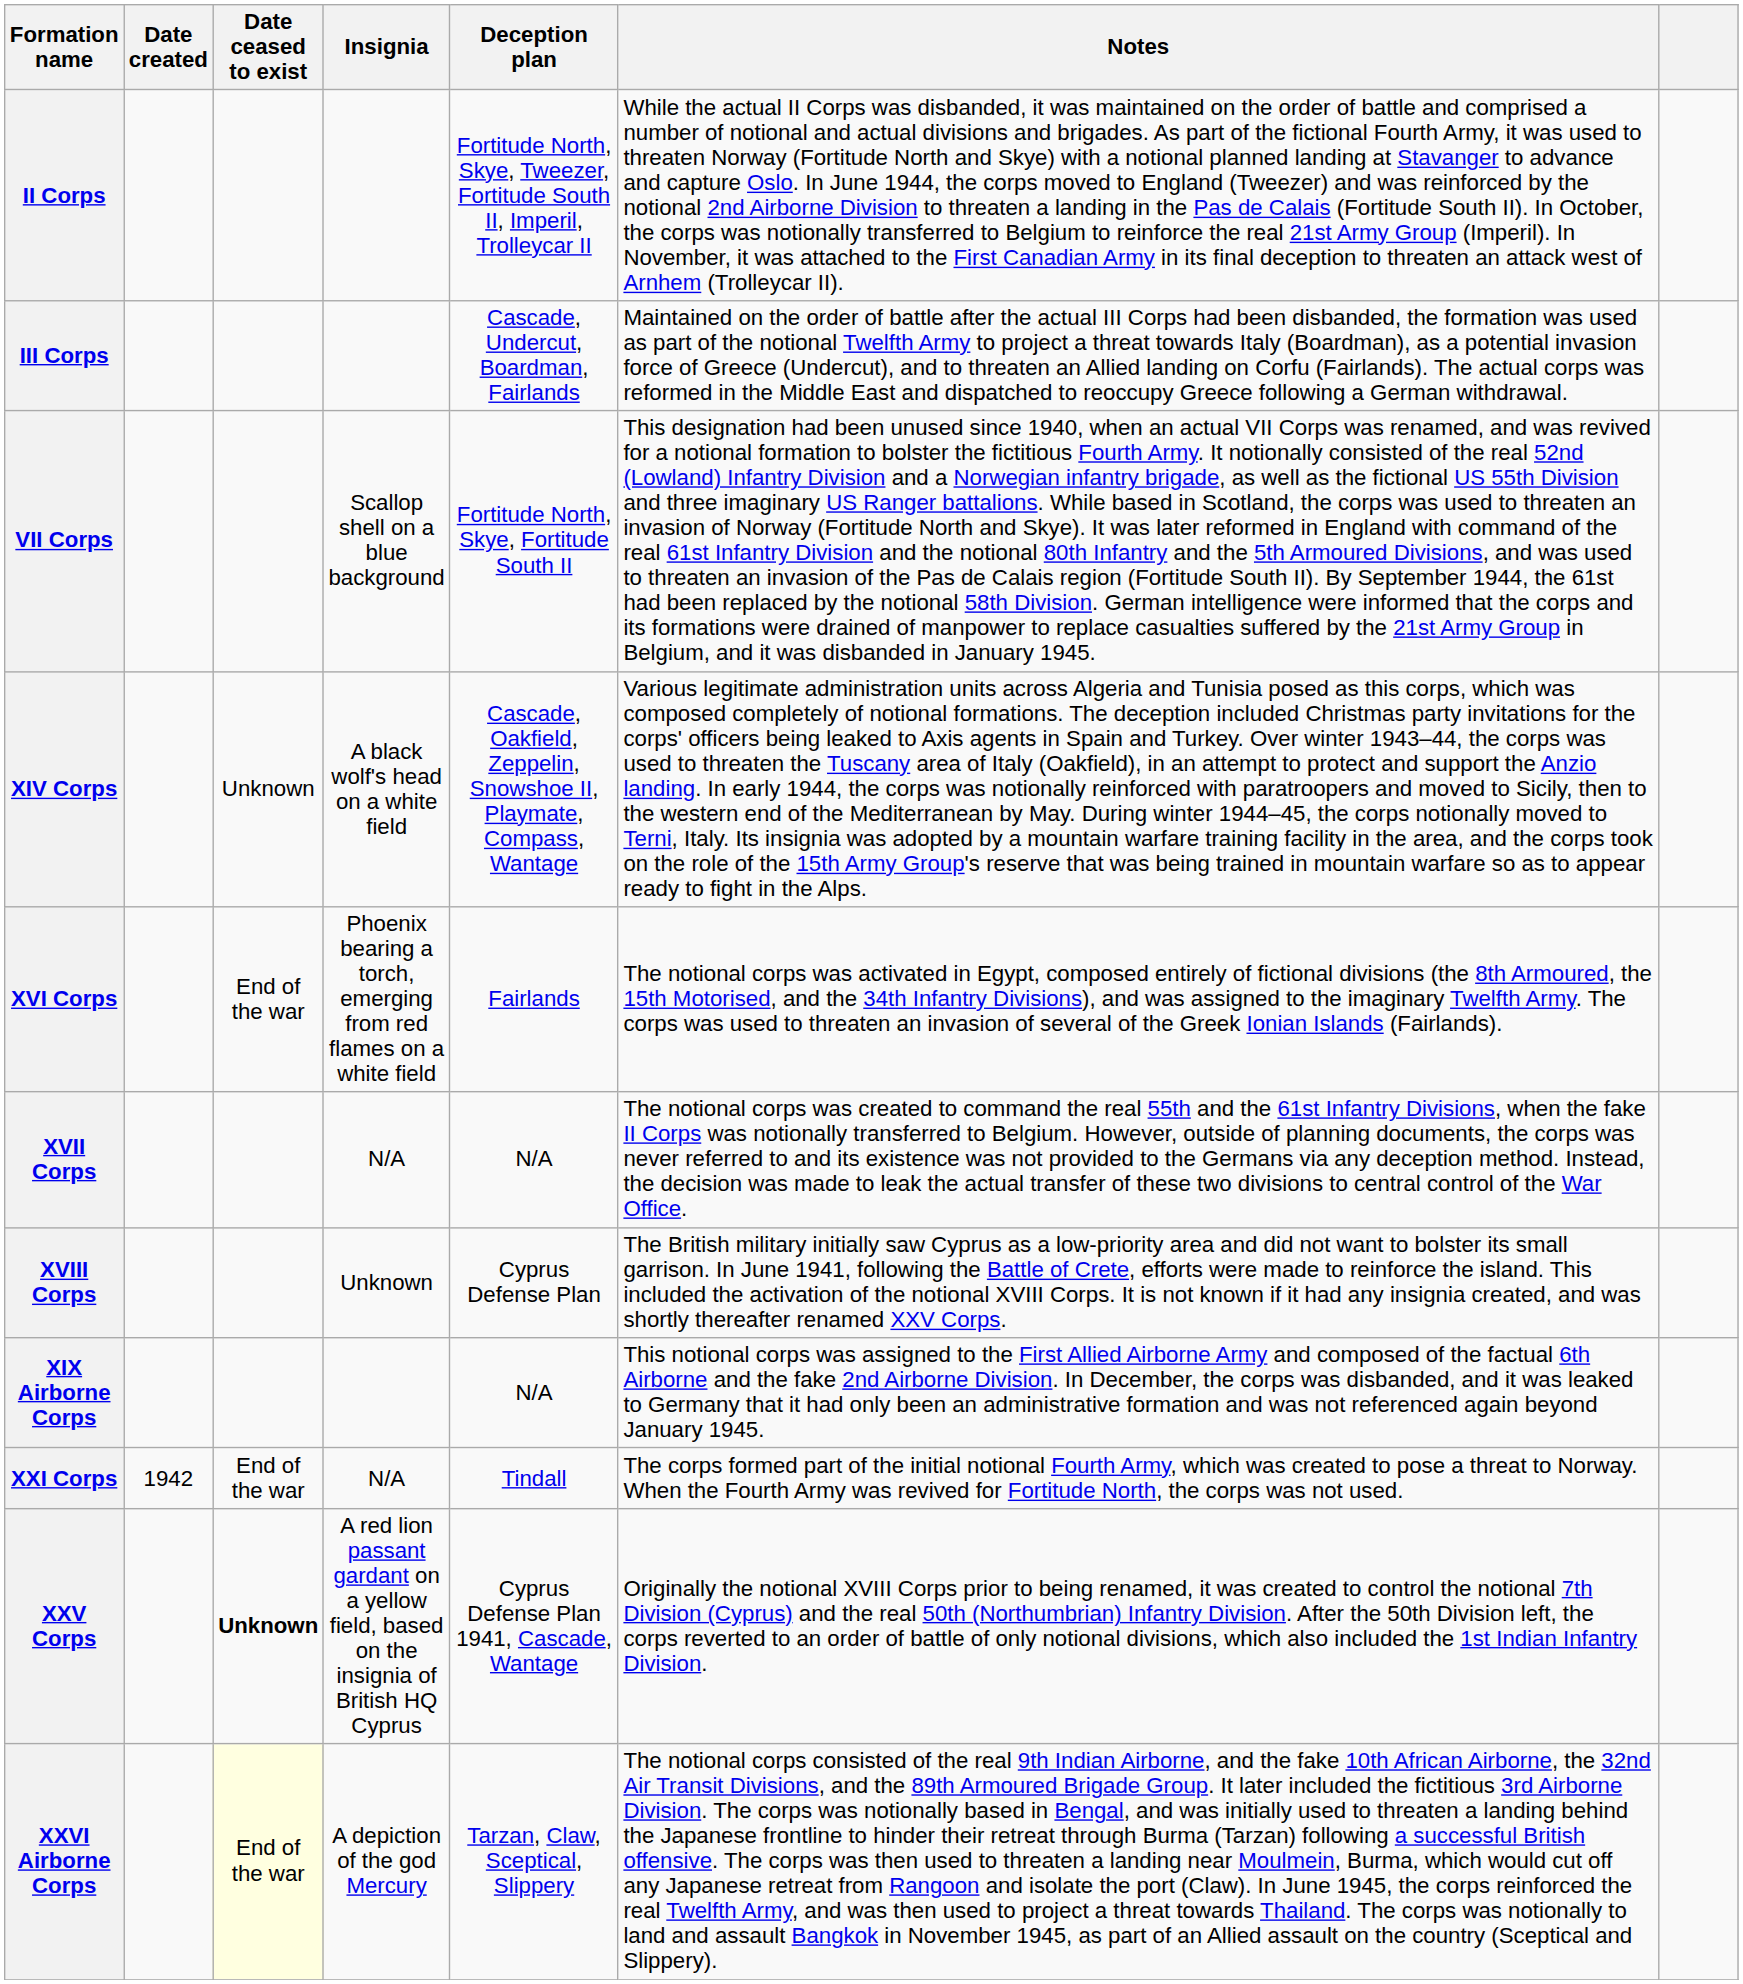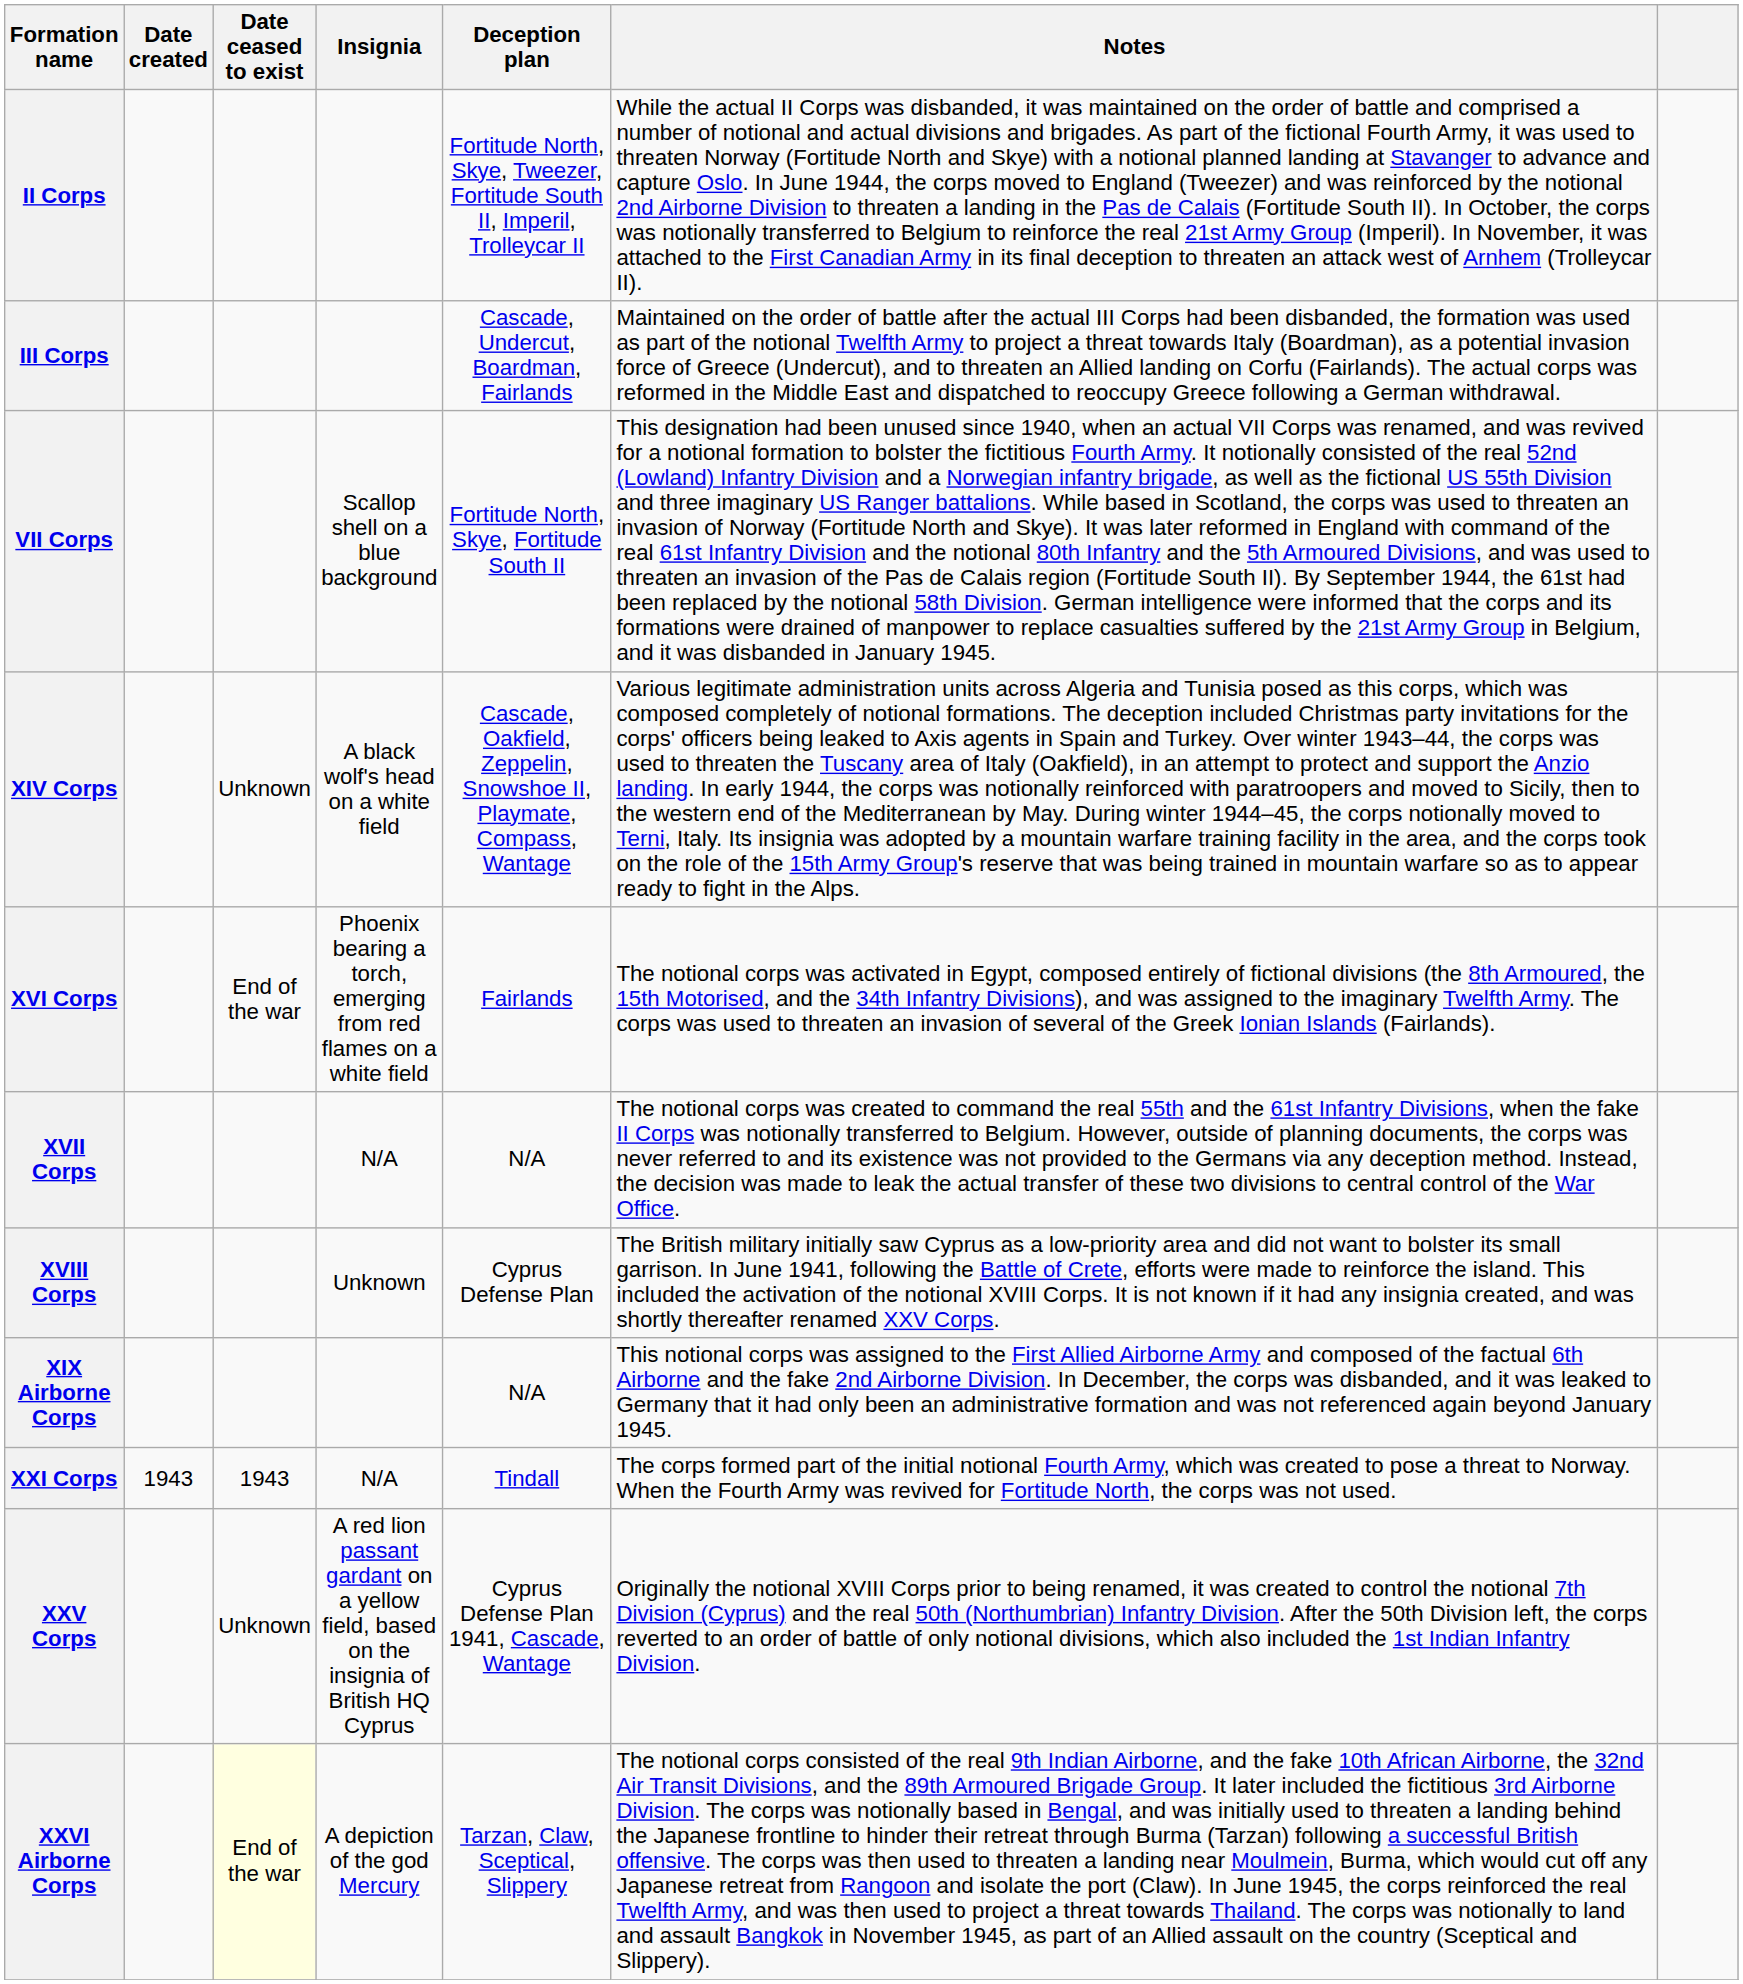(168, 1477) 1942 -> (168, 1477) 1943
(268, 1477) End of the war -> (265, 1477) 1943
(268, 1625) bold -> (265, 1625) normal
